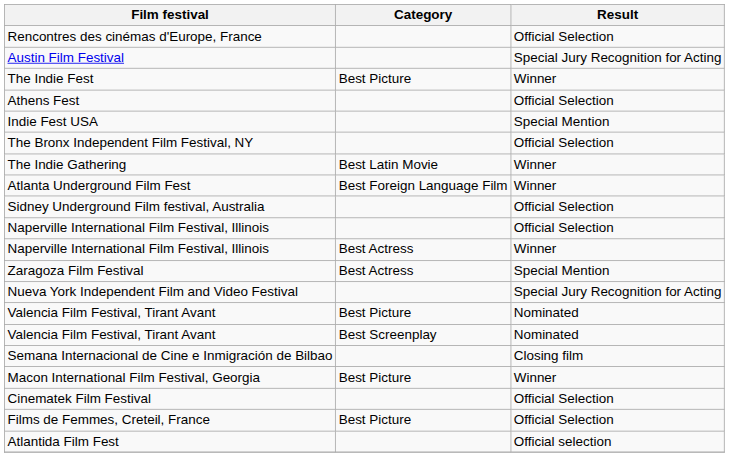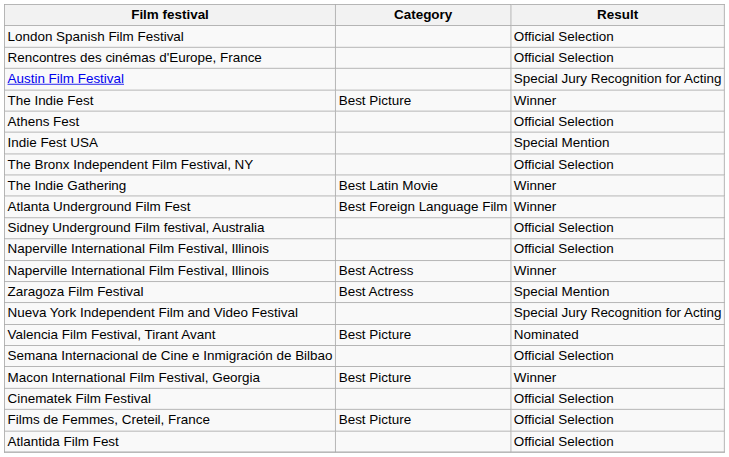+ row: (96, 36)
- row: (111, 334)
(548, 356) Closing film -> (564, 356) Official Selection
(563, 441) Official selection -> (564, 441) Official Selection
